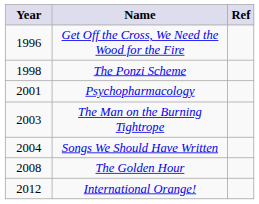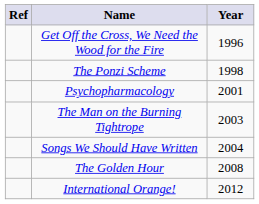columns swapped: (29, 14) <-> (241, 14)
